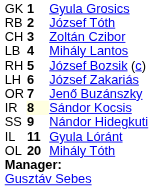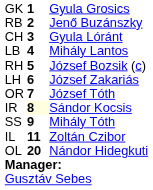(82, 22) József Tóth -> (96, 22) Jenő Buzánszky
(87, 37) Zoltán Czibor -> (86, 37) Gyula Lóránt
(96, 94) Jenő Buzánszky -> (82, 94) József Tóth
(99, 122) Nándor Hidegkuti -> (82, 122) Mihály Tóth
(86, 136) Gyula Lóránt -> (87, 136) Zoltán Czibor
(82, 151) Mihály Tóth -> (99, 151) Nándor Hidegkuti
